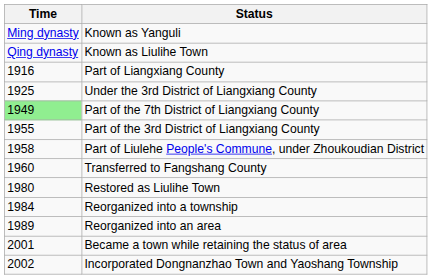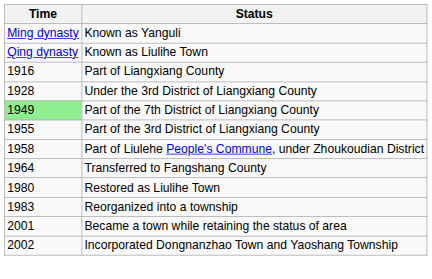(21, 91) 1925 -> (21, 91) 1928
(21, 168) 1960 -> (21, 168) 1964
(21, 206) 1984 -> (21, 206) 1983
- row: (153, 226)
